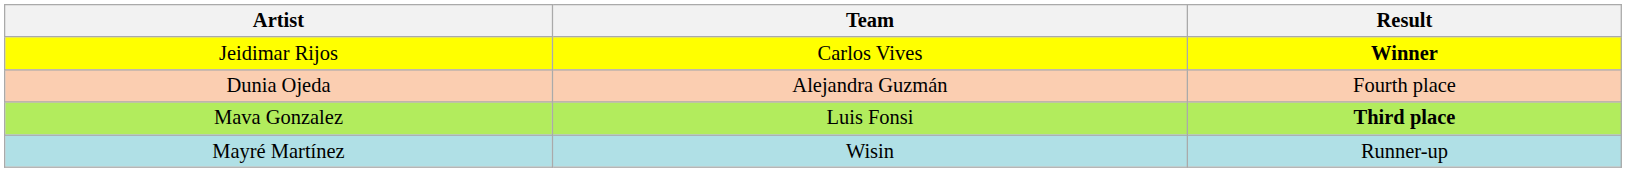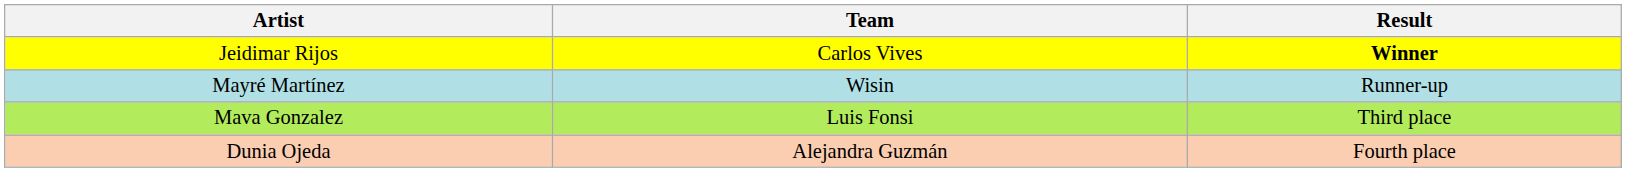rows swapped: (278, 150) <-> (278, 85)
(1404, 118) bold -> (1404, 118) normal
